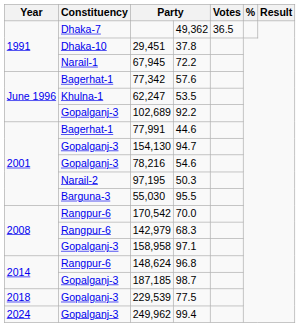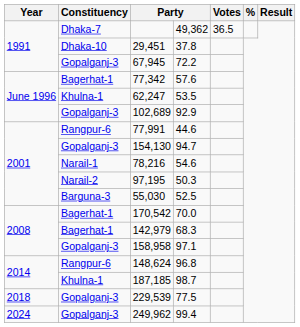(79, 63) Narail-1 -> (90, 63) Gopalganj-3
(186, 113) 92.2 -> (186, 113) 92.9
(87, 130) Bagerhat-1 -> (86, 130) Rangpur-6
(90, 163) Gopalganj-3 -> (79, 163) Narail-1
(186, 197) 95.5 -> (186, 197) 52.5
(86, 213) Rangpur-6 -> (87, 213) Bagerhat-1
(86, 230) Rangpur-6 -> (87, 230) Bagerhat-1
(90, 280) Gopalganj-3 -> (82, 280) Khulna-1
